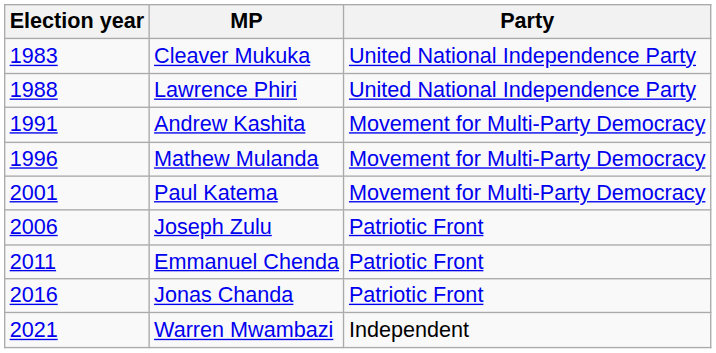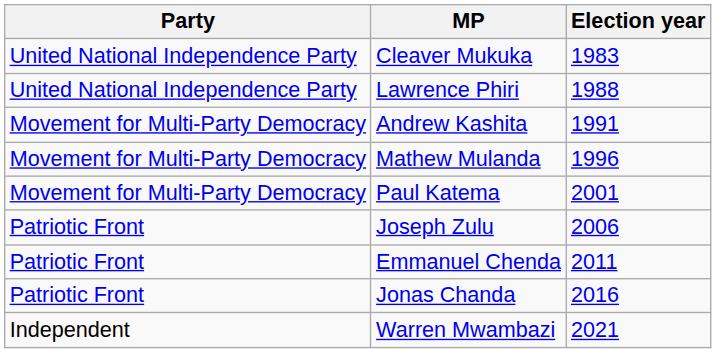columns swapped: (77, 21) <-> (527, 21)
